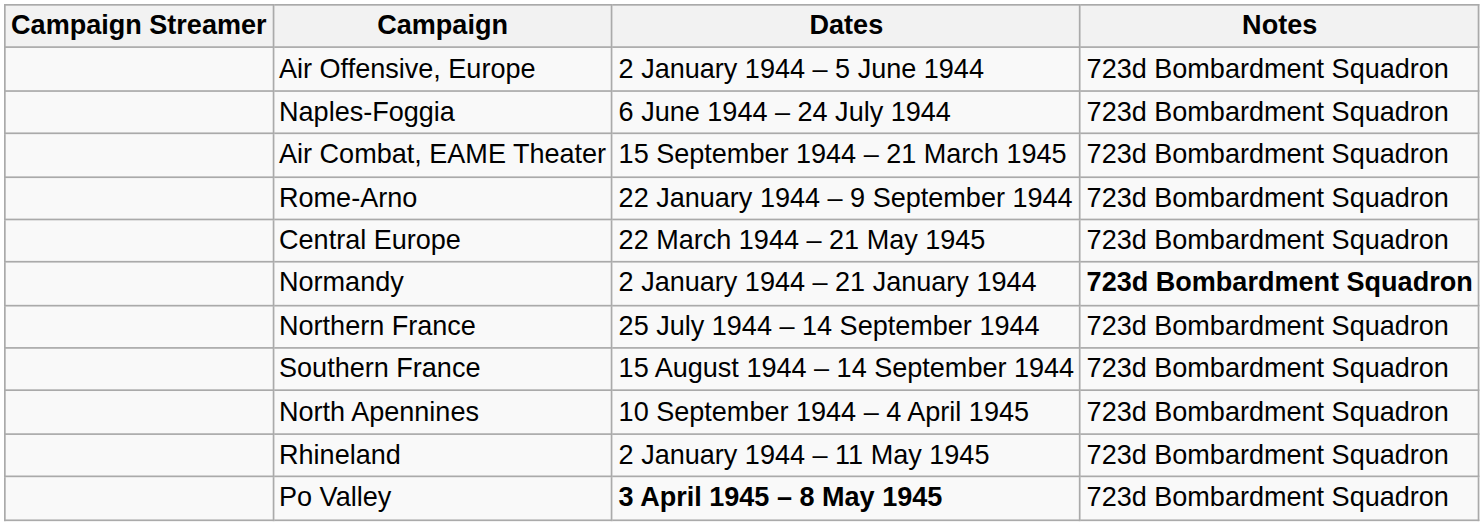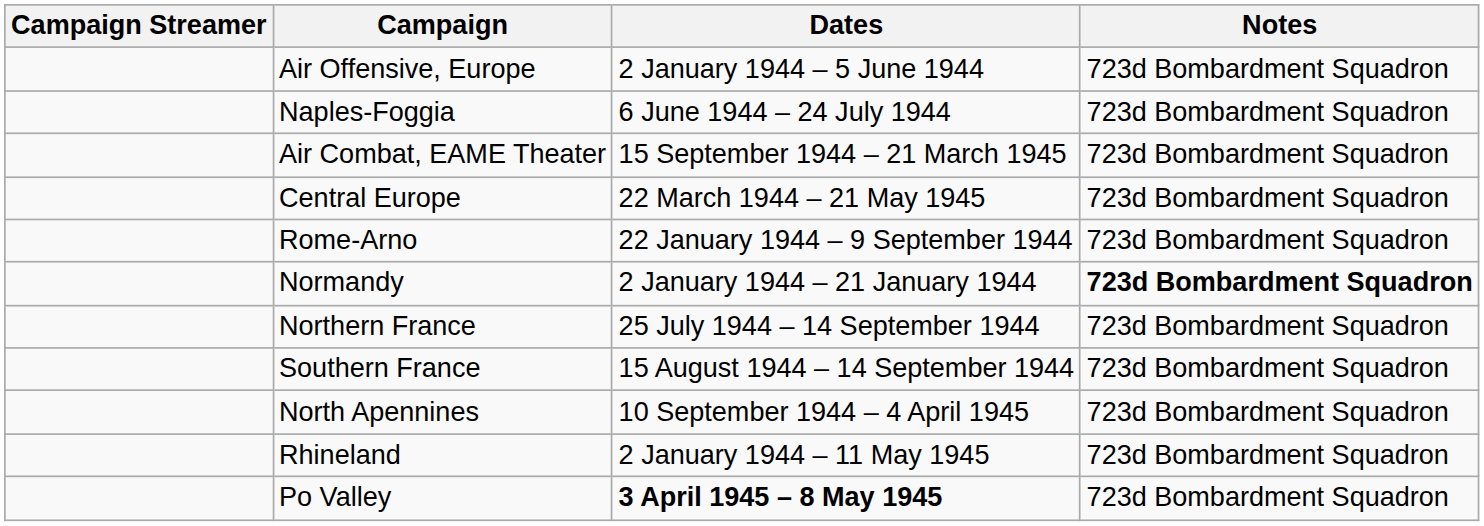rows swapped: (348, 197) <-> (370, 240)
